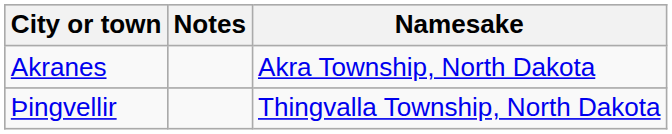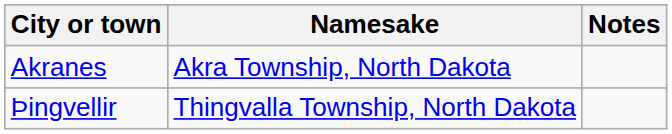columns swapped: (459, 25) <-> (210, 25)
